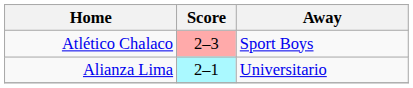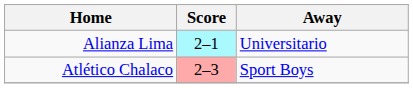rows swapped: (128, 69) <-> (118, 43)
